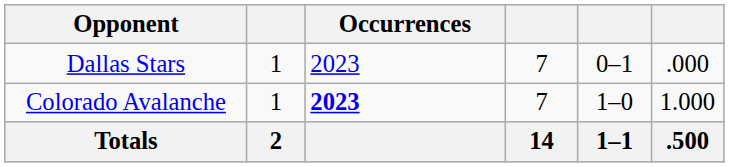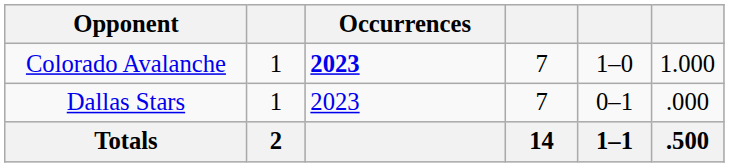rows swapped: (126, 102) <-> (126, 63)
